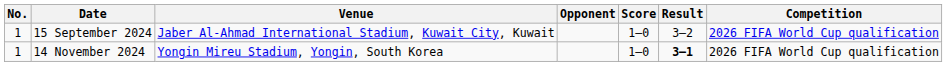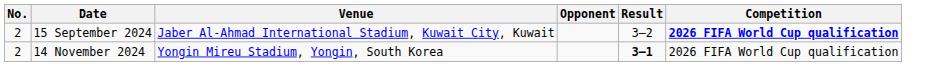- column: (639, 14)
(18, 33) 1 -> (18, 33) 2
(824, 33) normal -> (784, 33) bold
(18, 52) 1 -> (18, 52) 2
